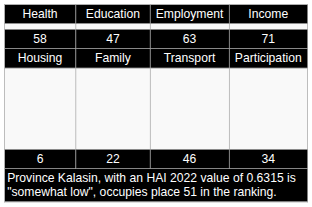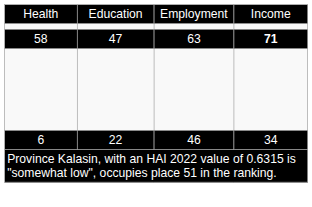(268, 39) normal -> (271, 39) bold
- row: (40, 58)
